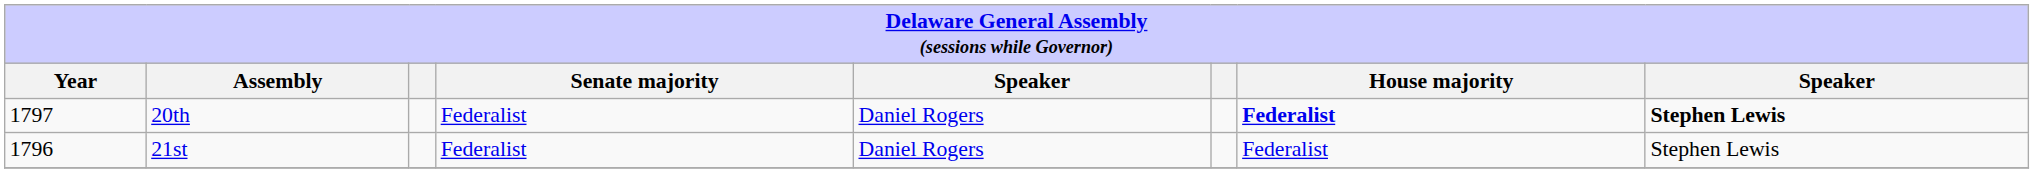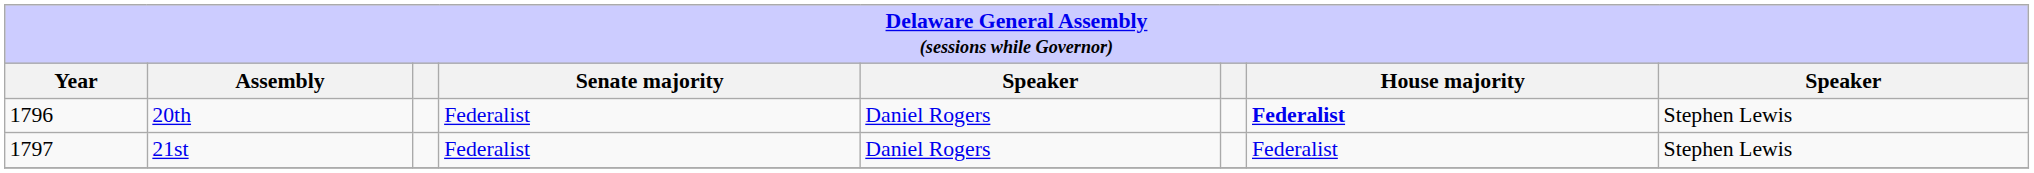(31, 115) 1797 -> (31, 115) 1796
(1718, 115) bold -> (1728, 115) normal
(31, 149) 1796 -> (31, 149) 1797
